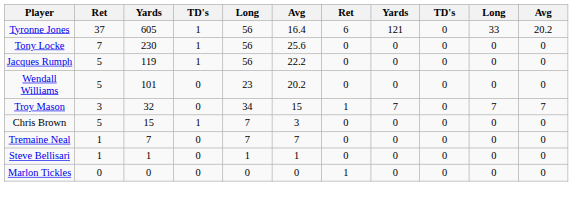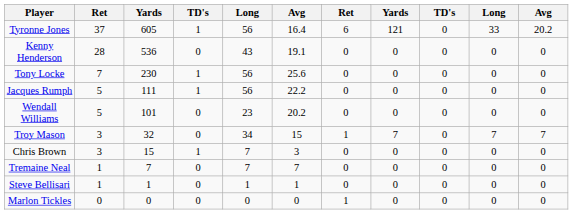+ row: (40, 51)
(149, 62) 119 -> (149, 90) 111
(99, 123) 5 -> (99, 151) 3
